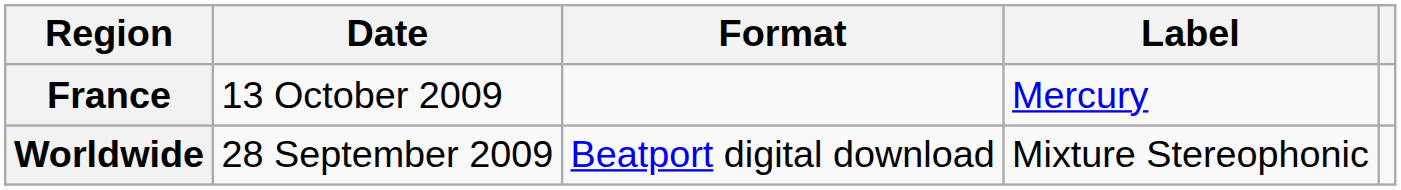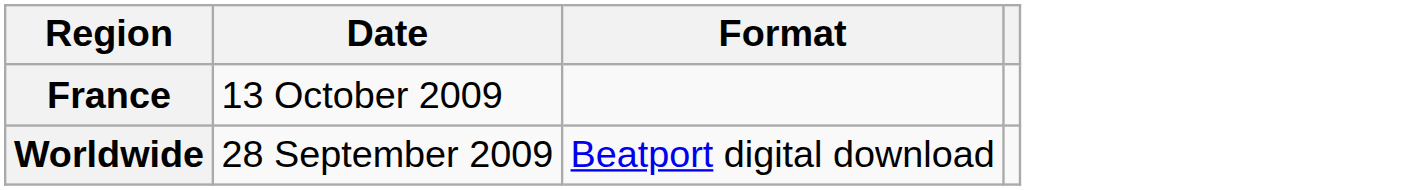- column: (1190, 34)
